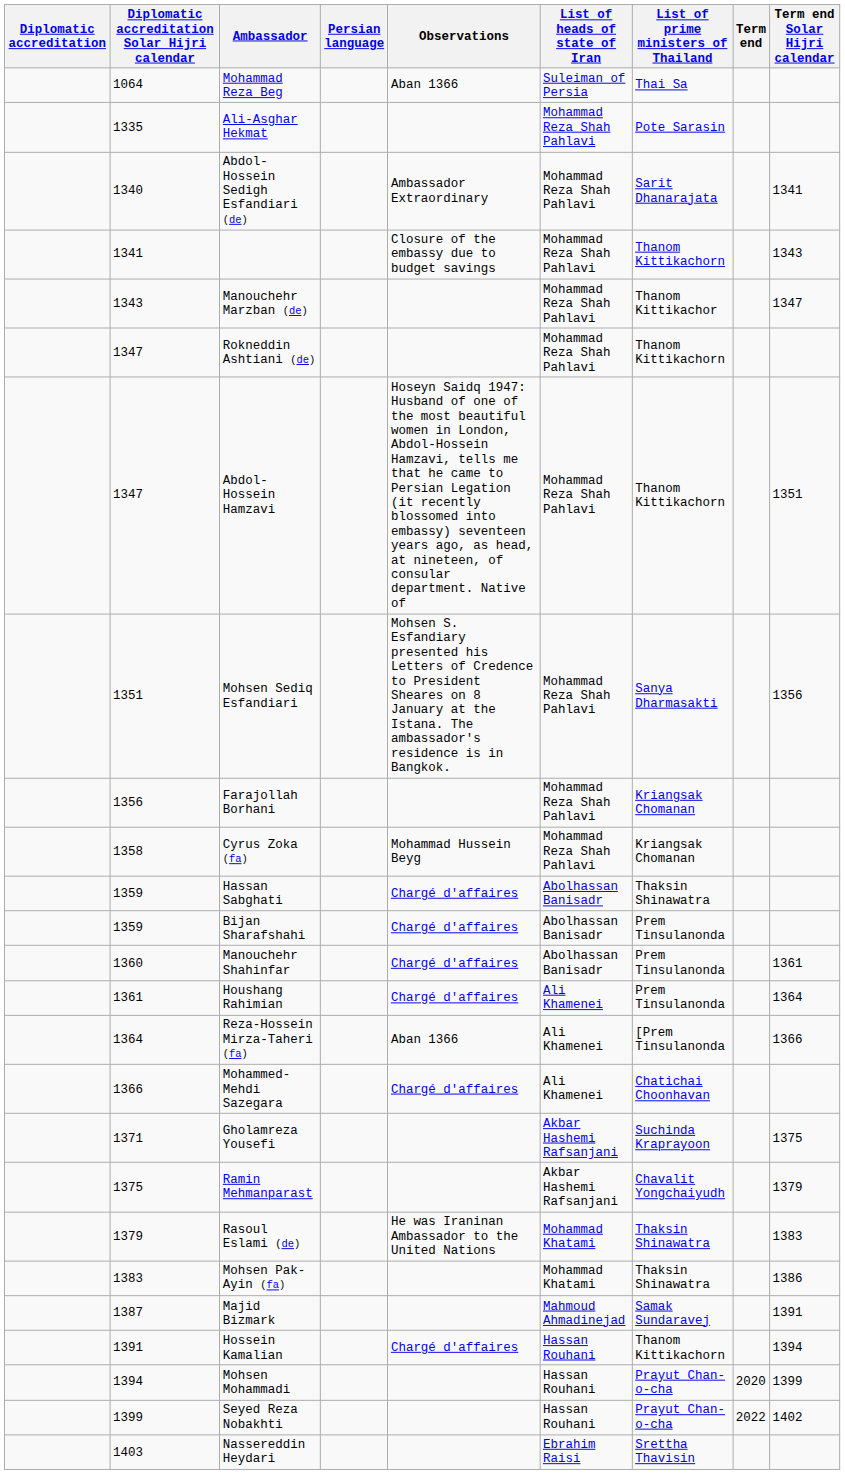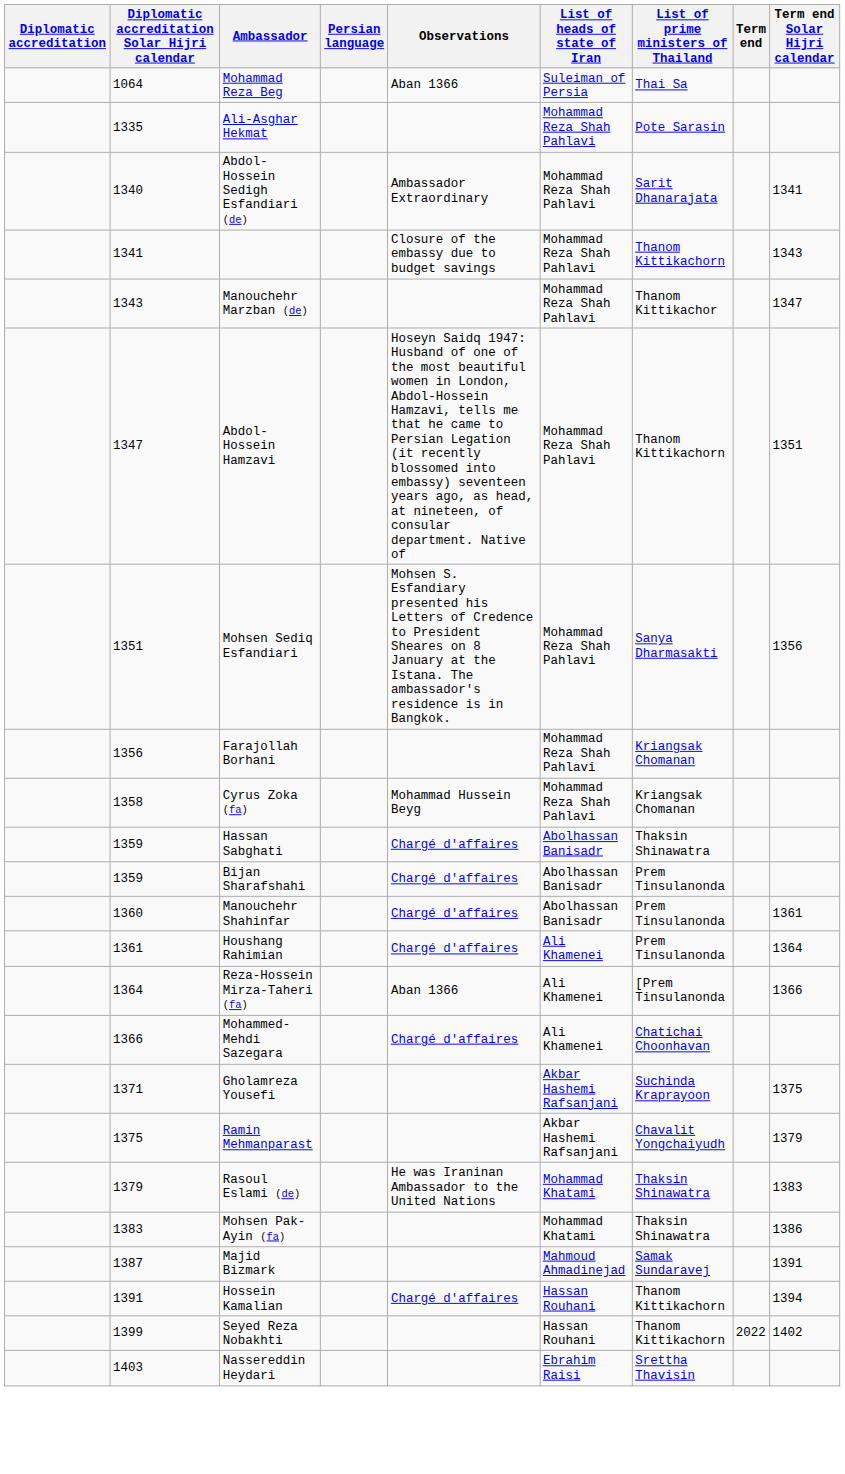- row: (269, 353)
- row: (257, 1382)
(680, 1417) Prayut Chan-o-cha -> (680, 1333) Thanom Kittikachorn
